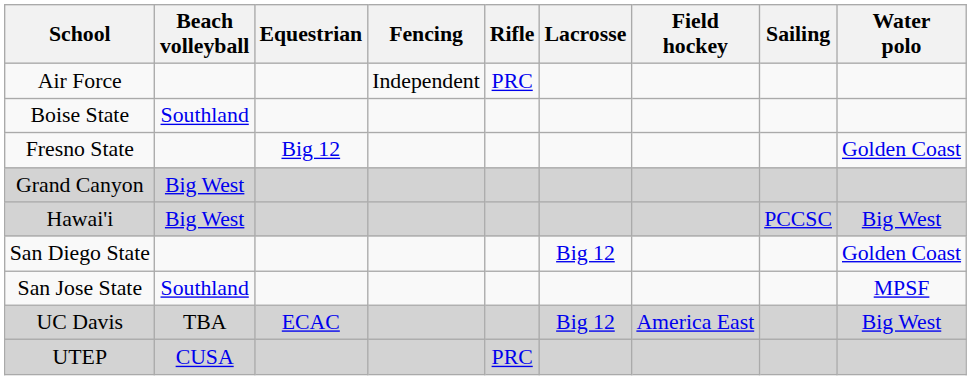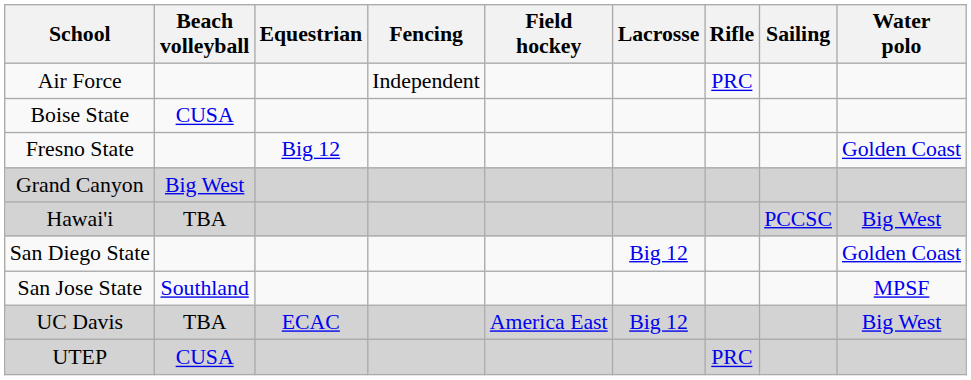columns swapped: (695, 33) <-> (512, 33)
(205, 115) Southland -> (205, 115) CUSA
(205, 218) Big West -> (205, 218) TBA
